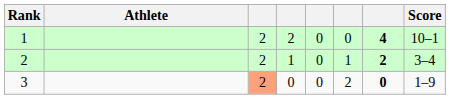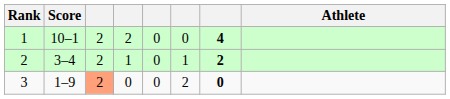columns swapped: (146, 15) <-> (425, 15)
